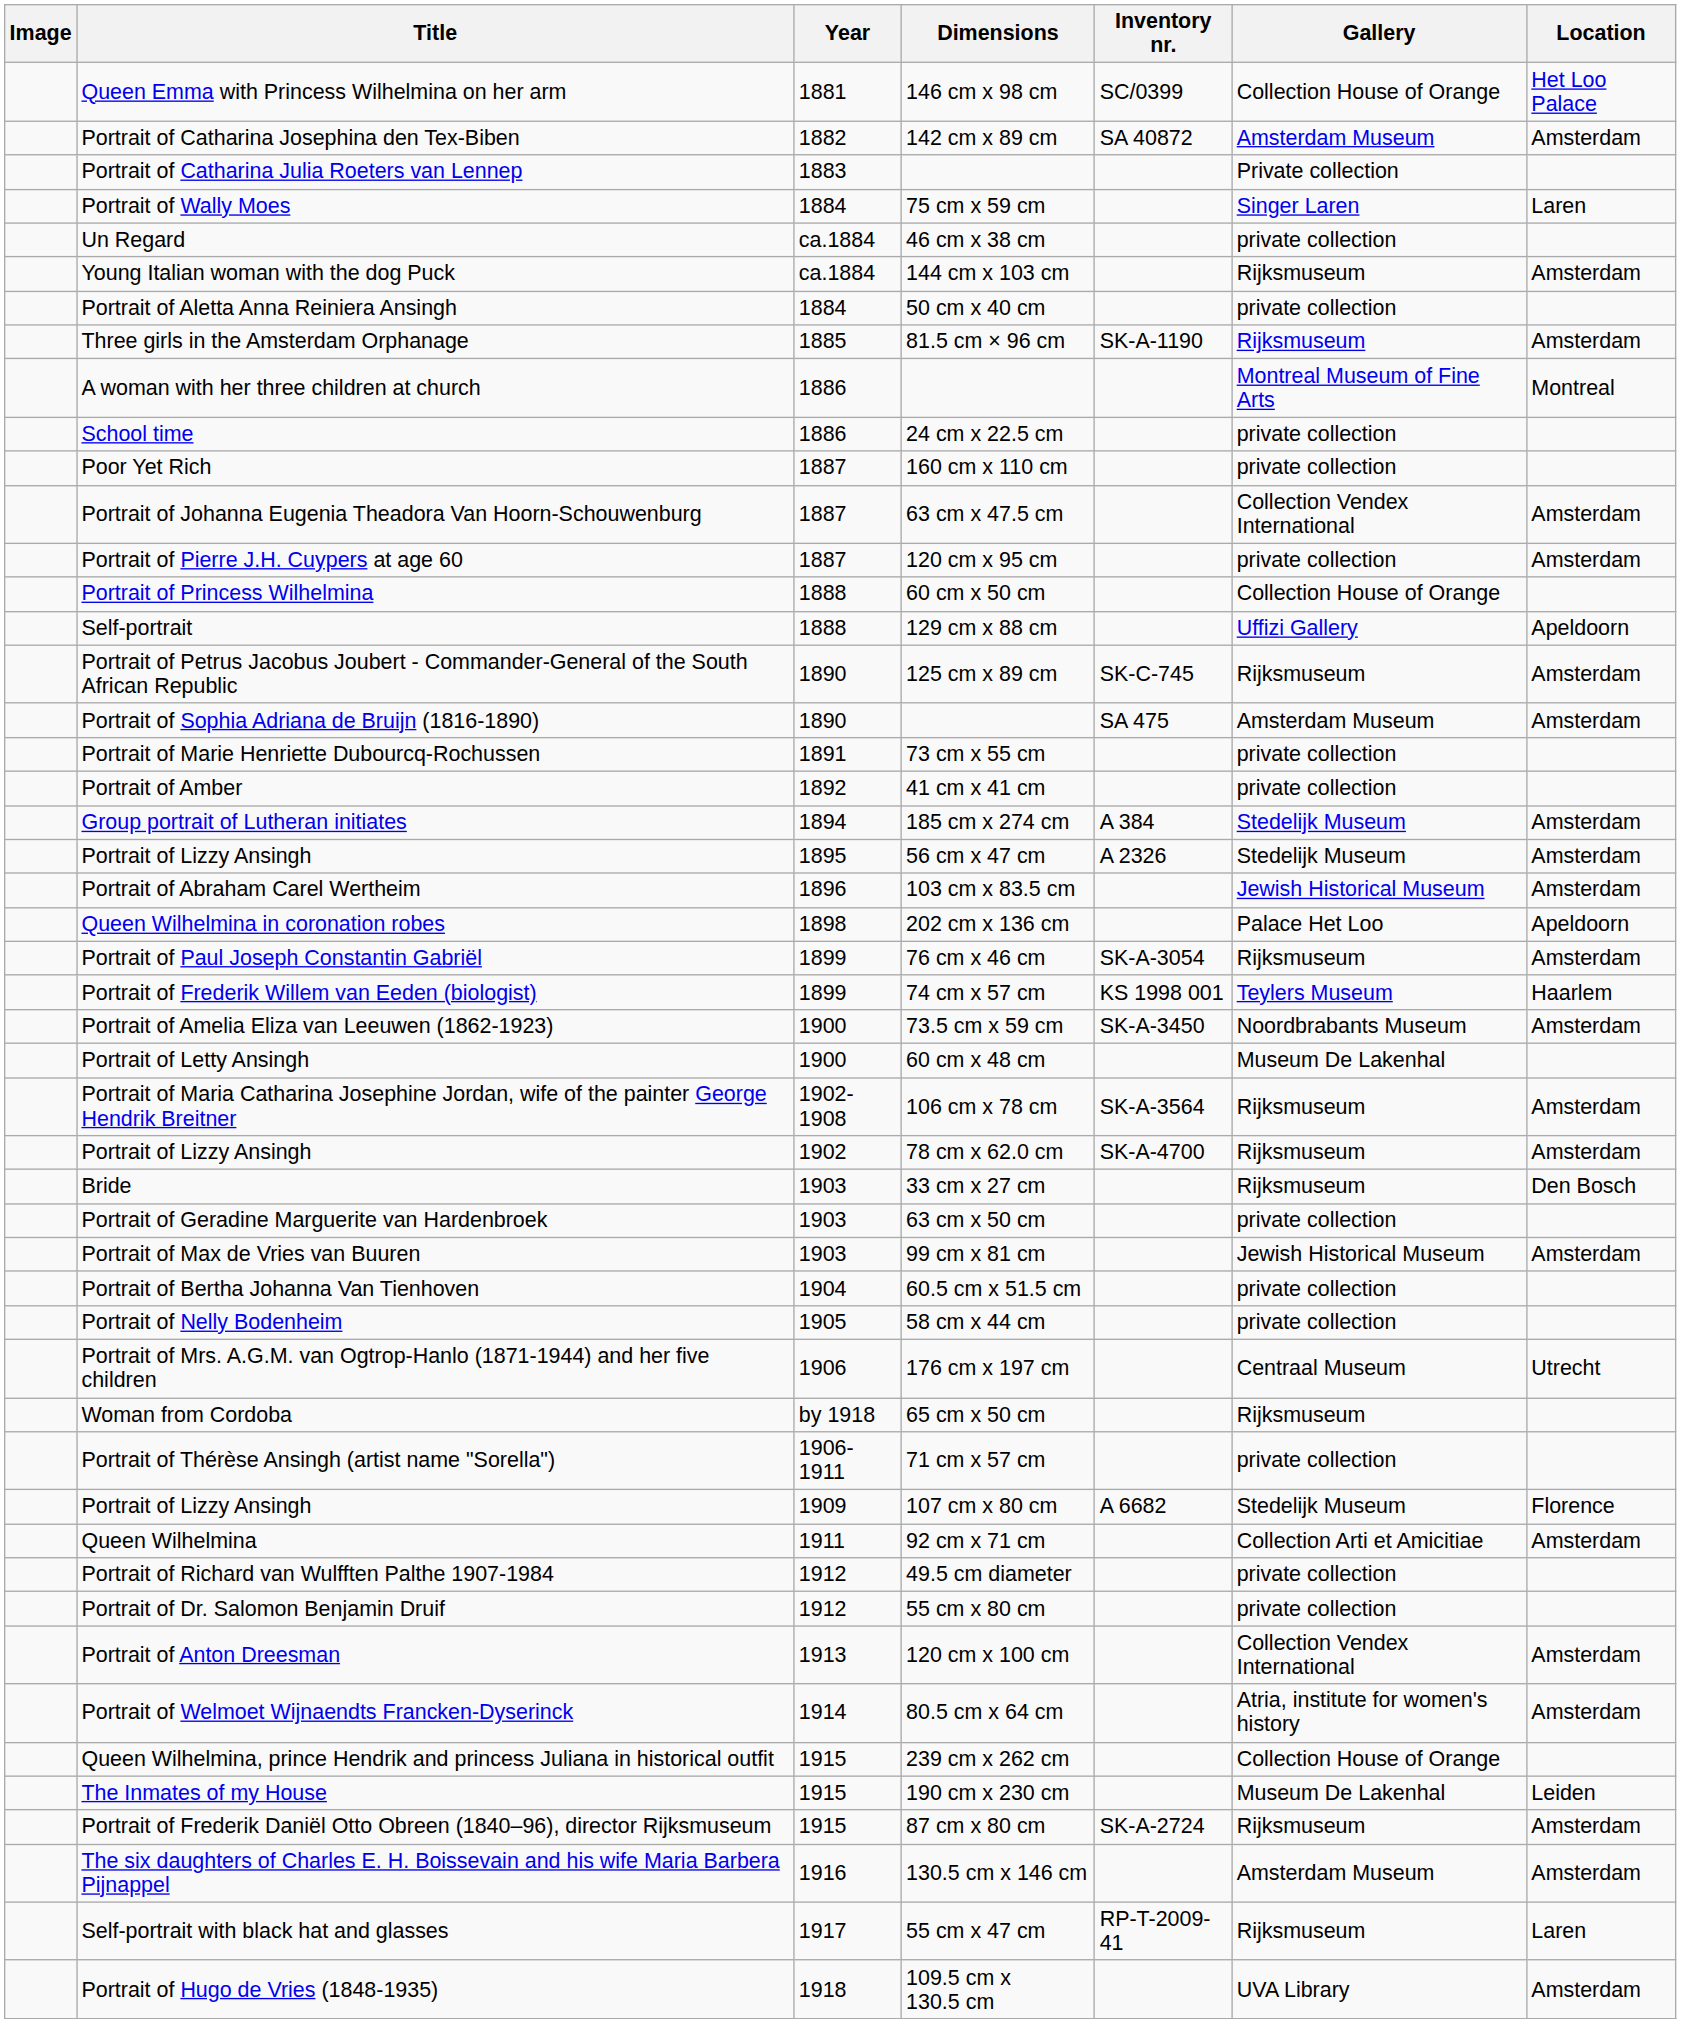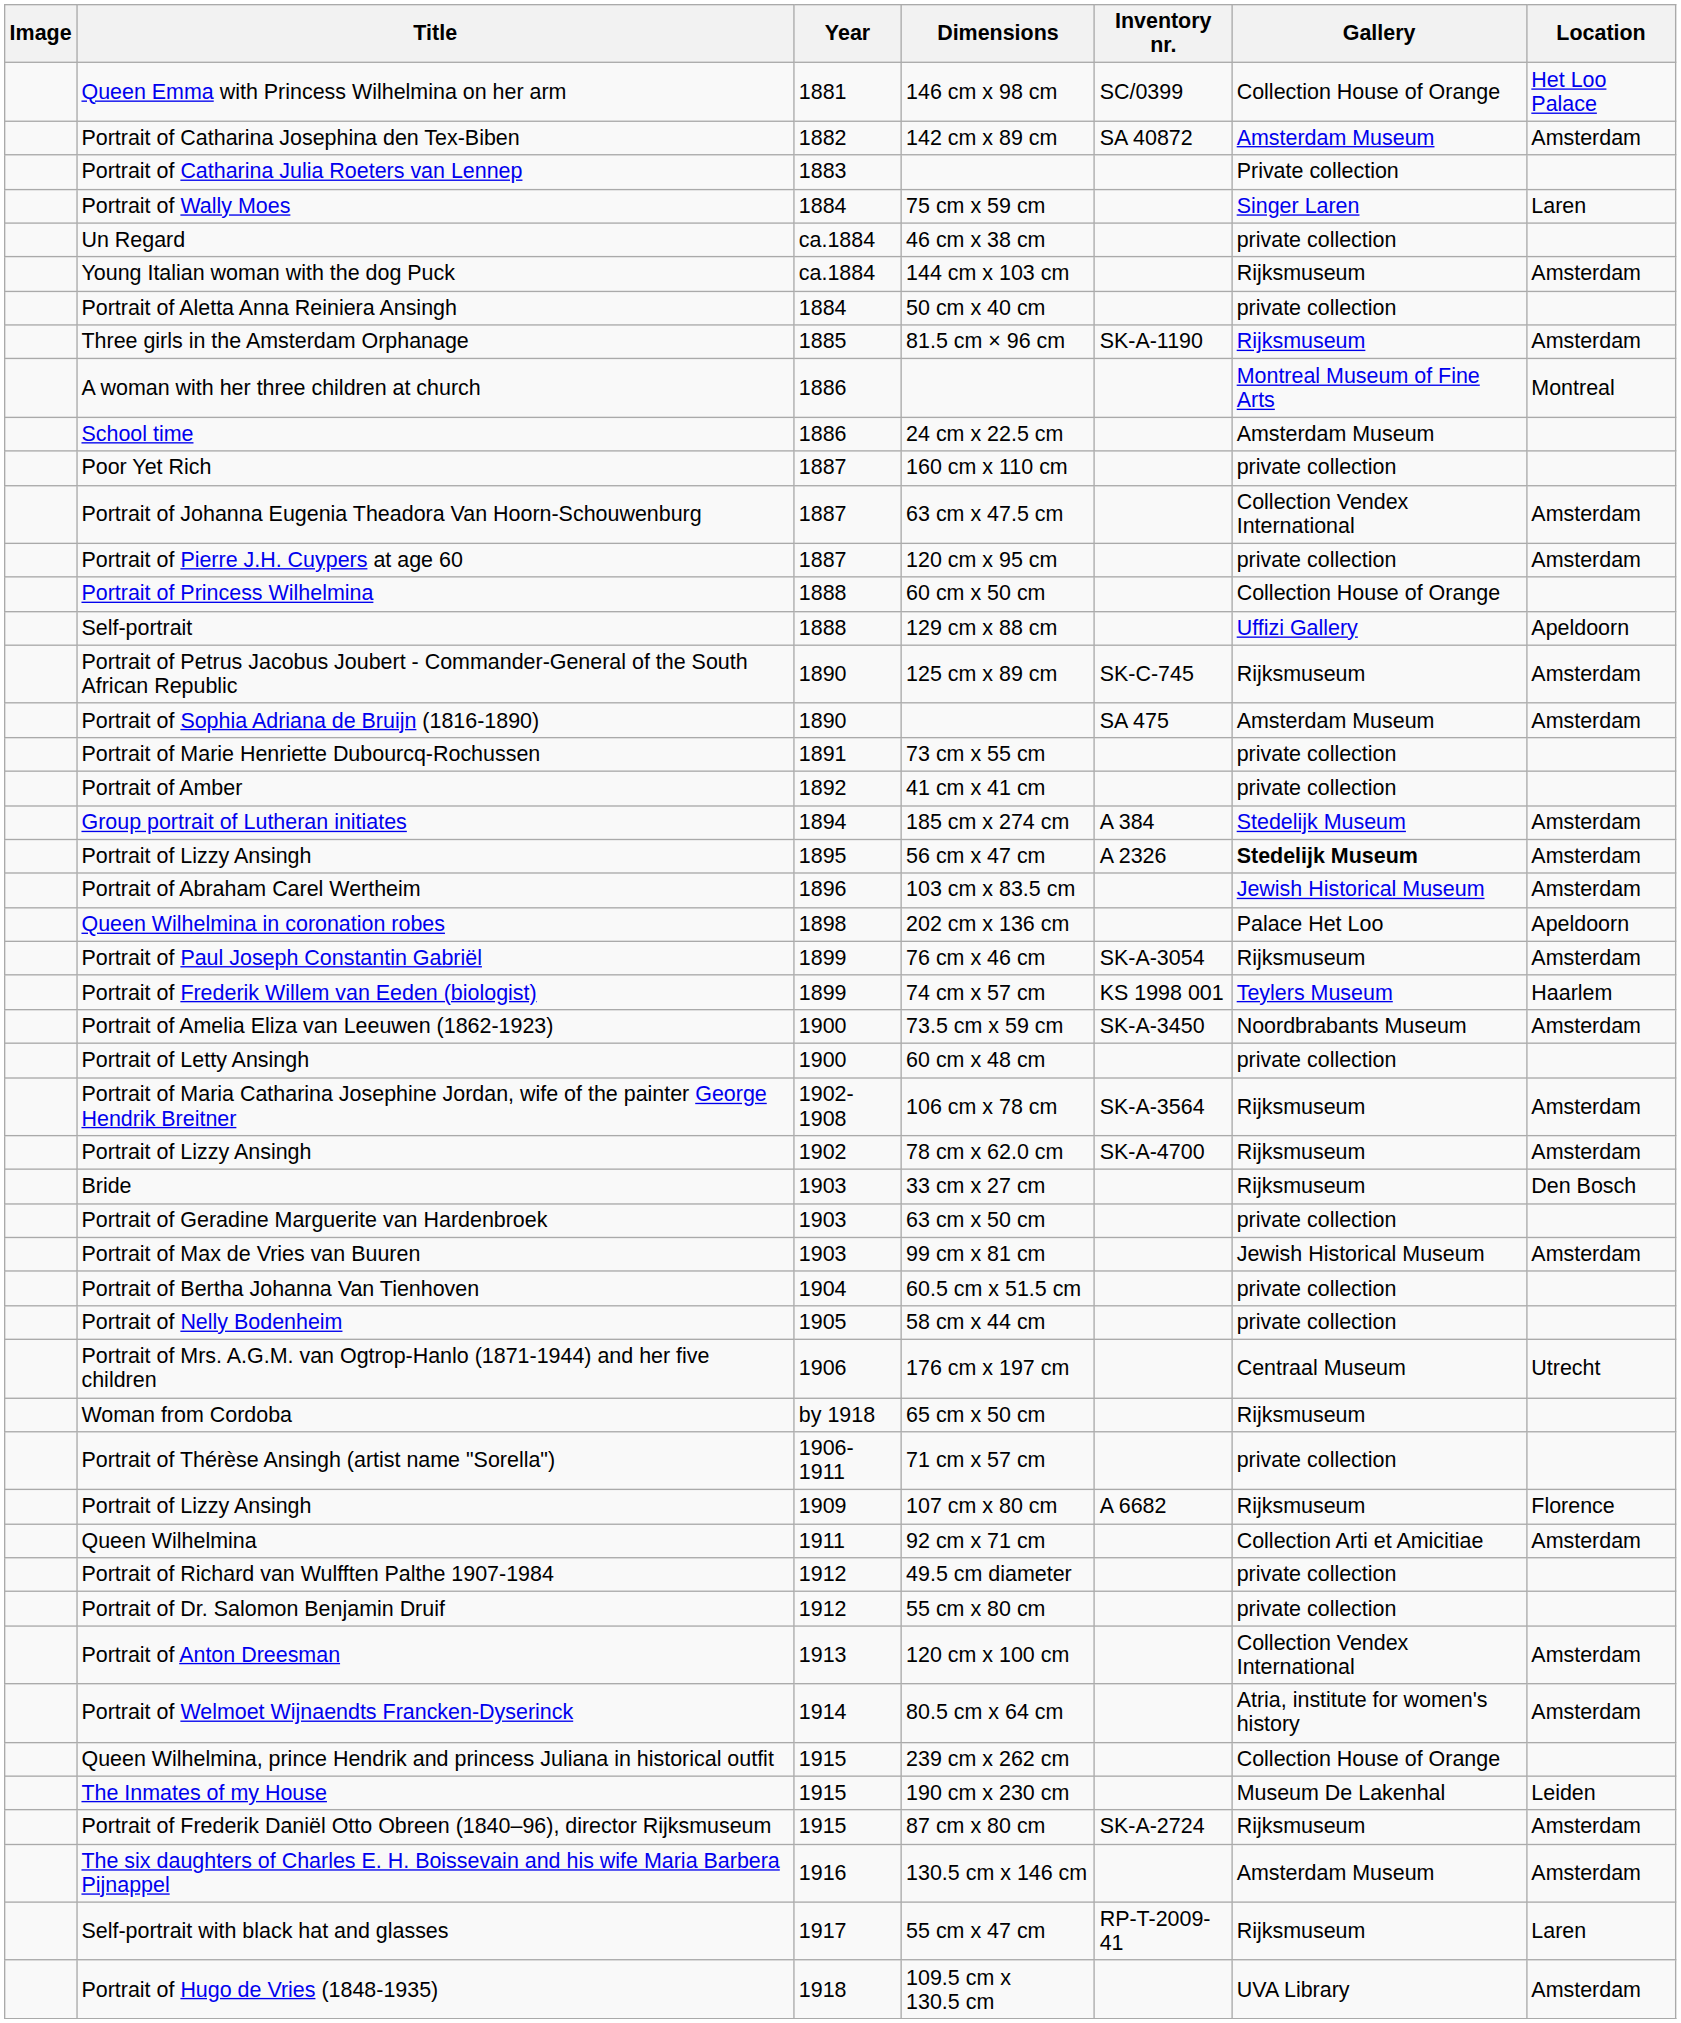(1317, 433) private collection -> (1336, 433) Amsterdam Museum
(1321, 856) normal -> (1327, 856) bold
(1341, 1060) Museum De Lakenhal -> (1317, 1060) private collection
(1321, 1506) Stedelijk Museum -> (1301, 1506) Rijksmuseum
